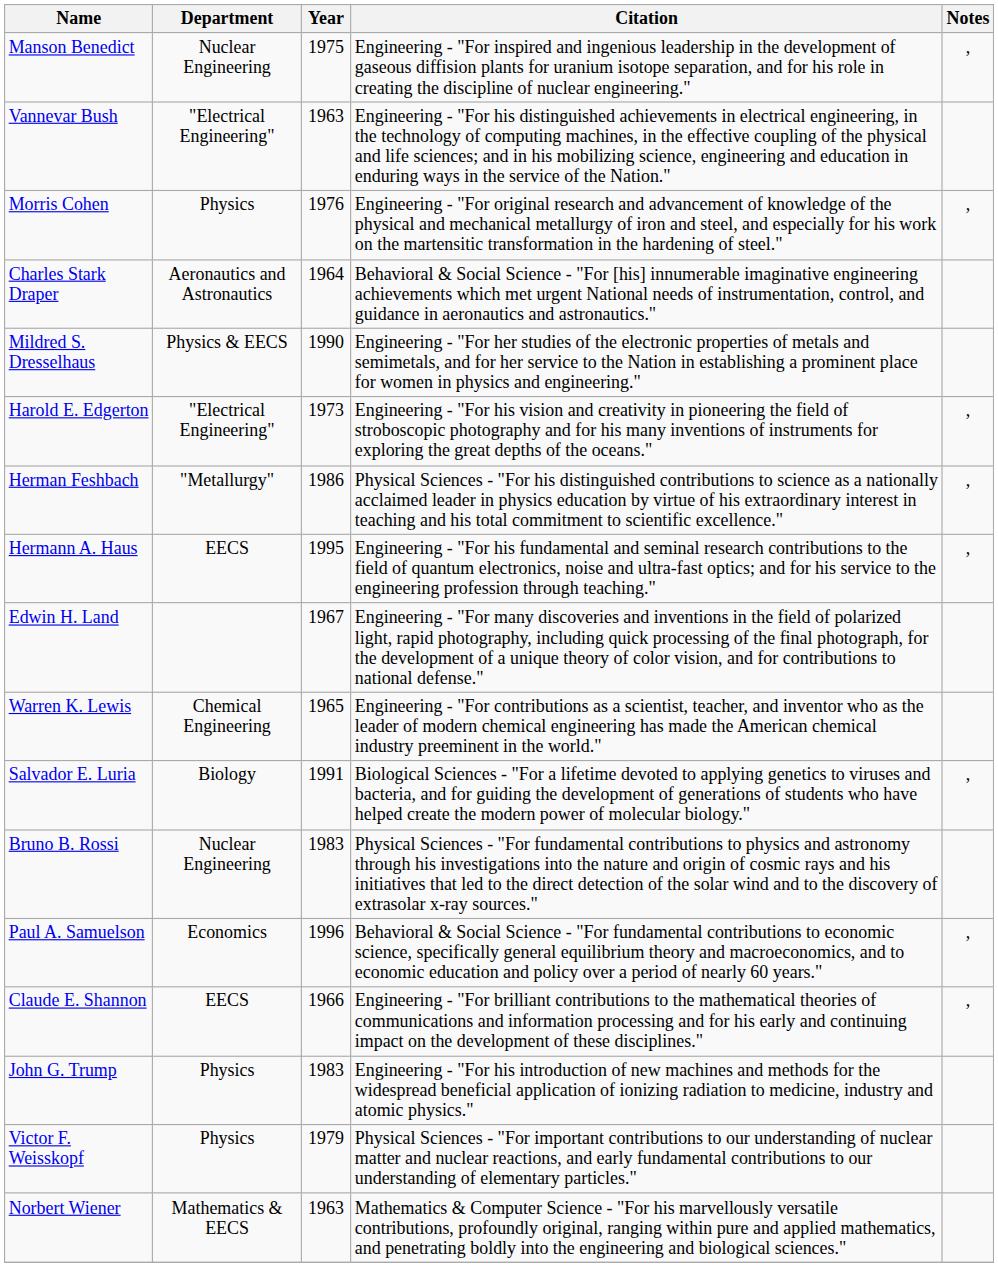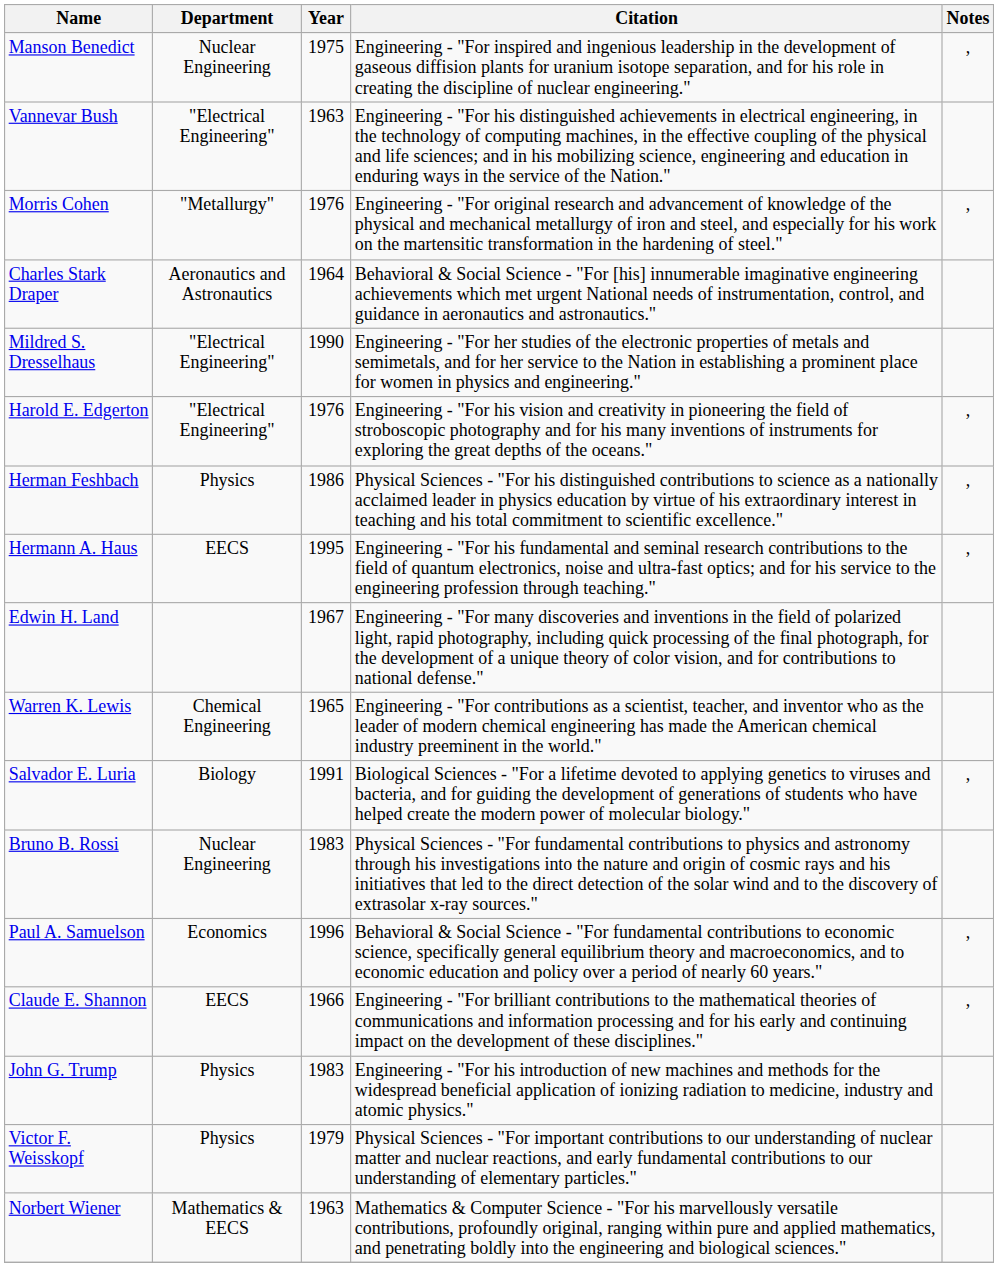(227, 204) Physics -> (227, 204) "Metallurgy"
(227, 342) Physics & EECS -> (227, 352) "Electrical Engineering"
(326, 410) 1973 -> (326, 410) 1976
(227, 479) "Metallurgy" -> (227, 479) Physics
